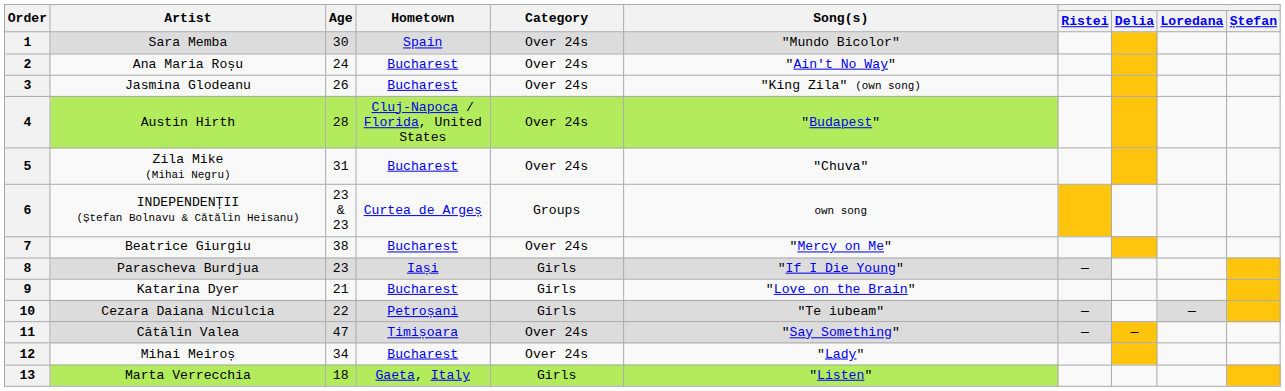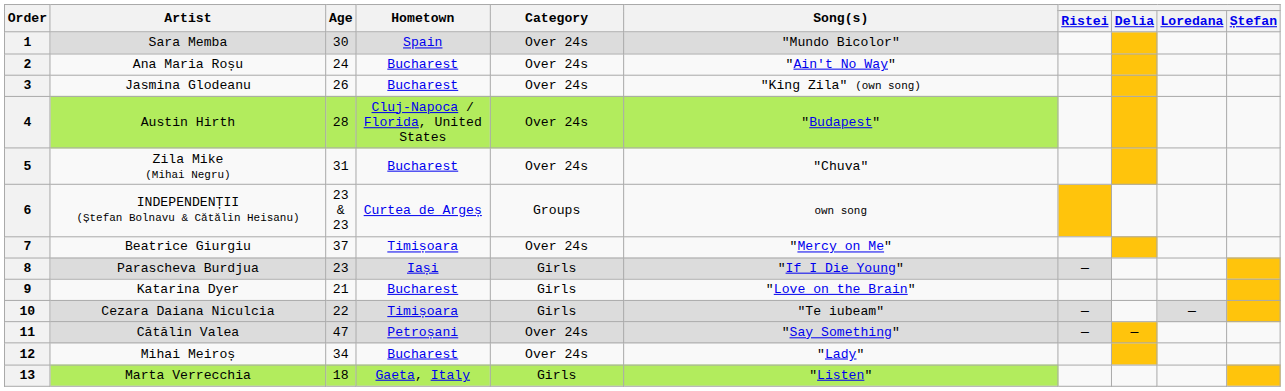(341, 247) 38 -> (341, 247) 37
(423, 247) Bucharest -> (423, 247) Timișoara
(423, 311) Petroșani -> (423, 311) Timișoara
(423, 333) Timișoara -> (423, 333) Petroșani
